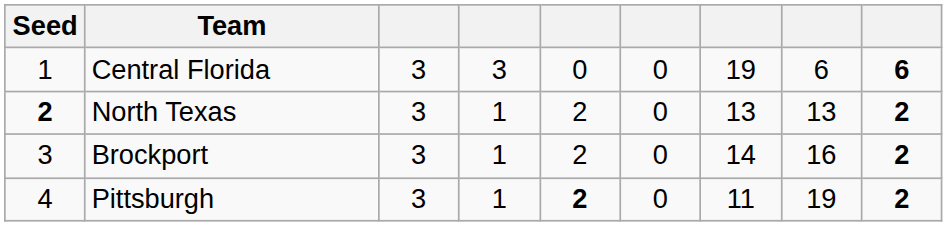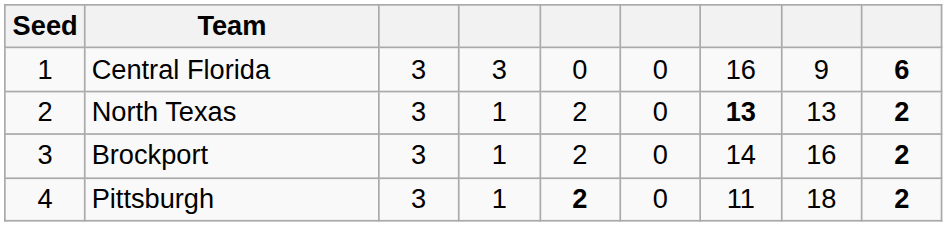(741, 69) 19 -> (741, 69) 16
(821, 69) 6 -> (821, 69) 9
(45, 112) bold -> (45, 112) normal
(741, 112) normal -> (741, 112) bold
(821, 198) 19 -> (821, 198) 18
